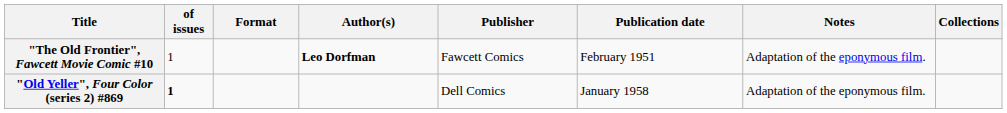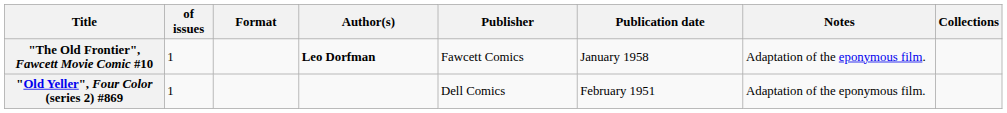(618, 56) February 1951 -> (614, 56) January 1958
(170, 91) bold -> (170, 91) normal
(614, 91) January 1958 -> (618, 91) February 1951
